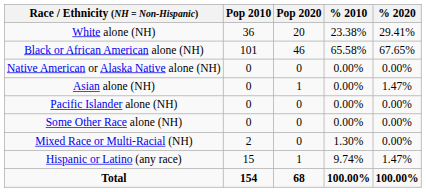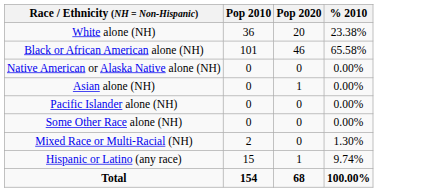- column: (397, 13)
